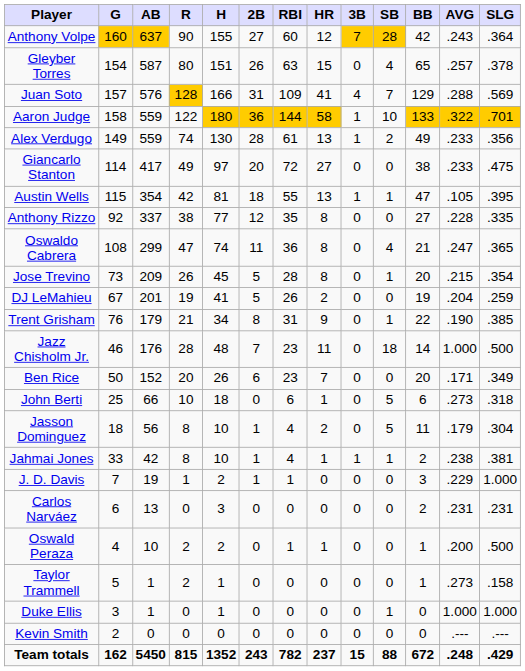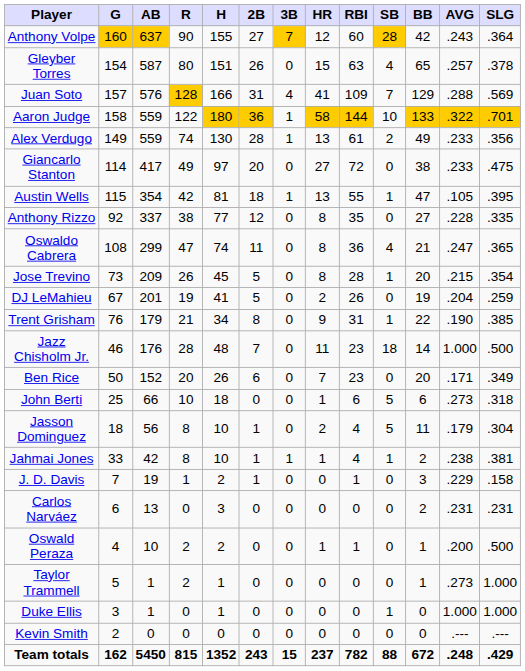columns swapped: (357, 15) <-> (290, 15)
(500, 480) 1.000 -> (500, 480) .158
(500, 582) .158 -> (500, 582) 1.000
